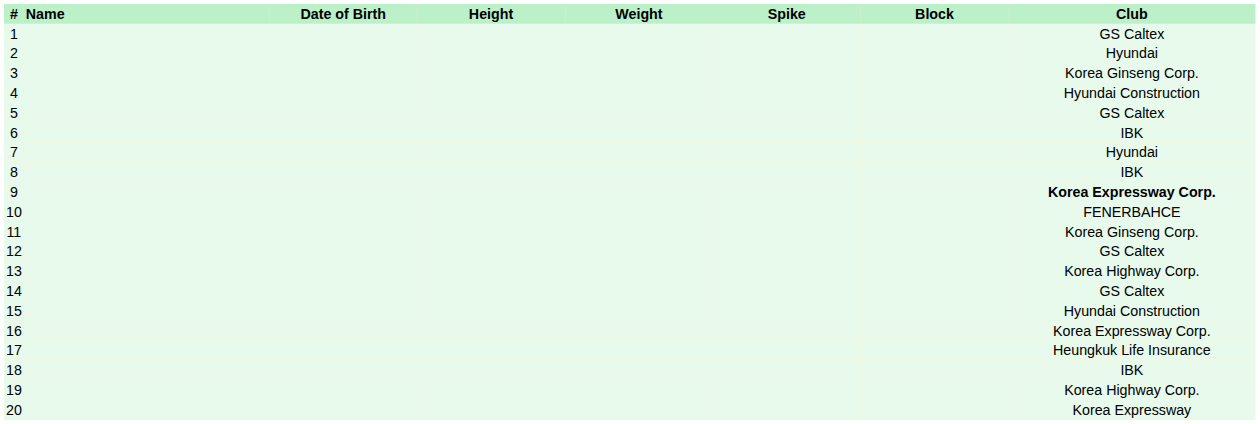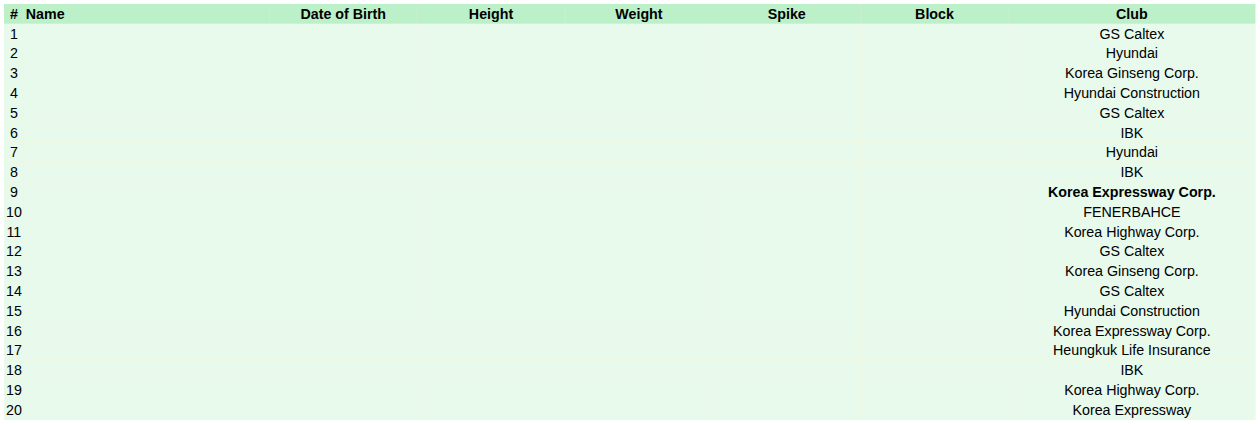(1132, 232) Korea Ginseng Corp. -> (1132, 232) Korea Highway Corp.
(1132, 271) Korea Highway Corp. -> (1132, 271) Korea Ginseng Corp.
